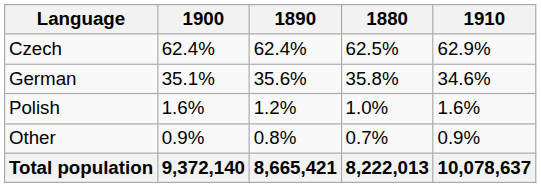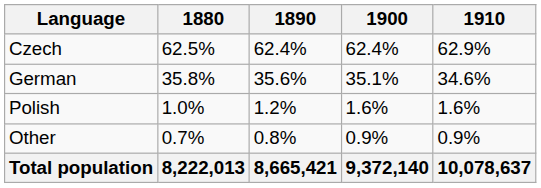columns swapped: (387, 19) <-> (203, 19)
